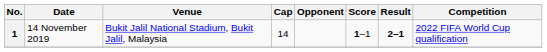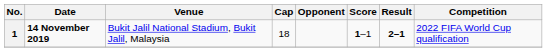(57, 33) normal -> (58, 33) bold
(283, 33) 14 -> (284, 33) 18
